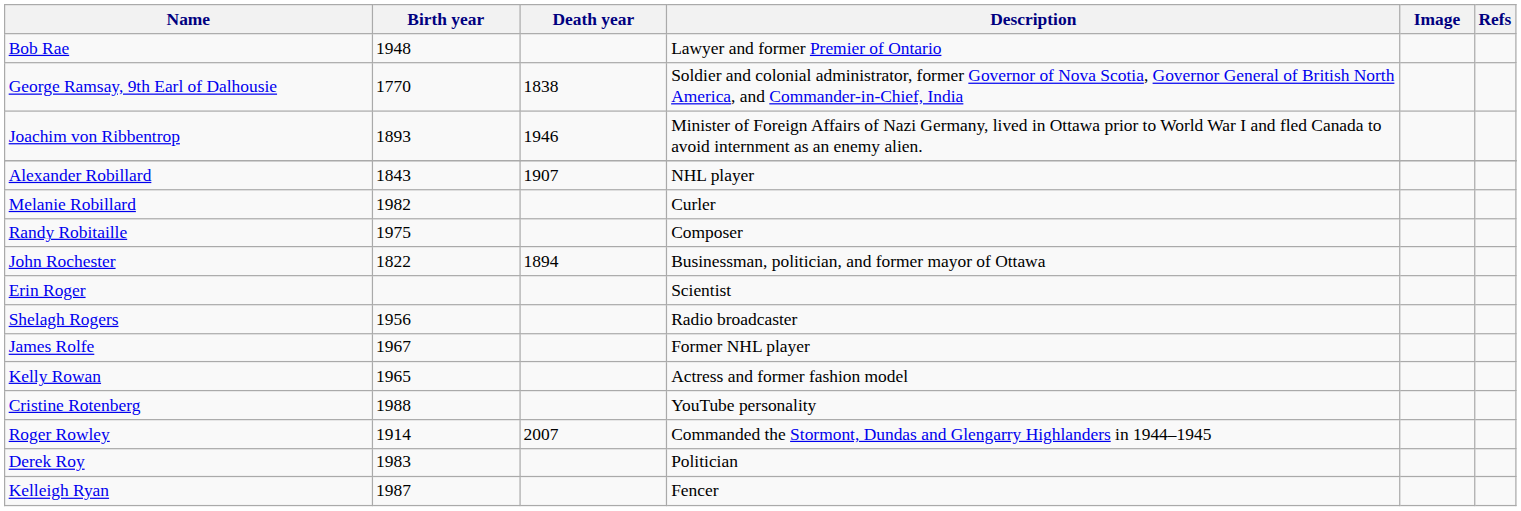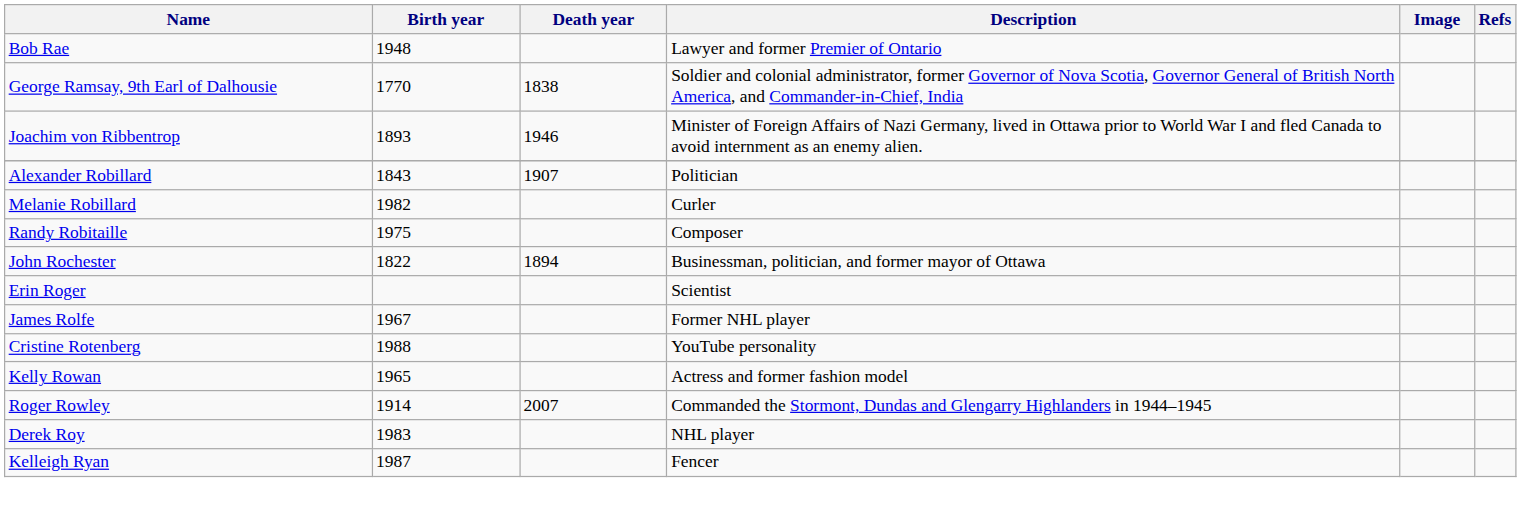(713, 175) NHL player -> (705, 175) Politician
- row: (64, 319)
rows swapped: (75, 405) <-> (55, 376)
(705, 462) Politician -> (713, 433) NHL player
